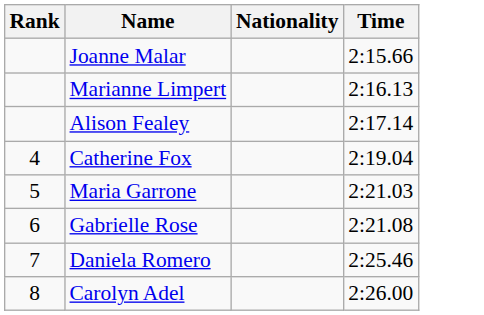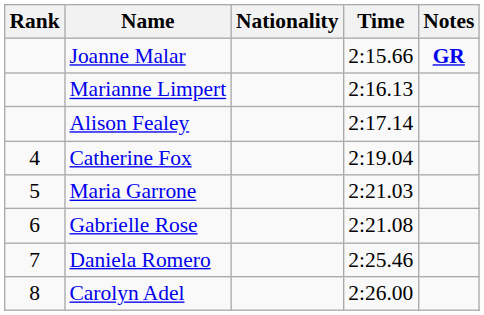+ column: (449, 21)
